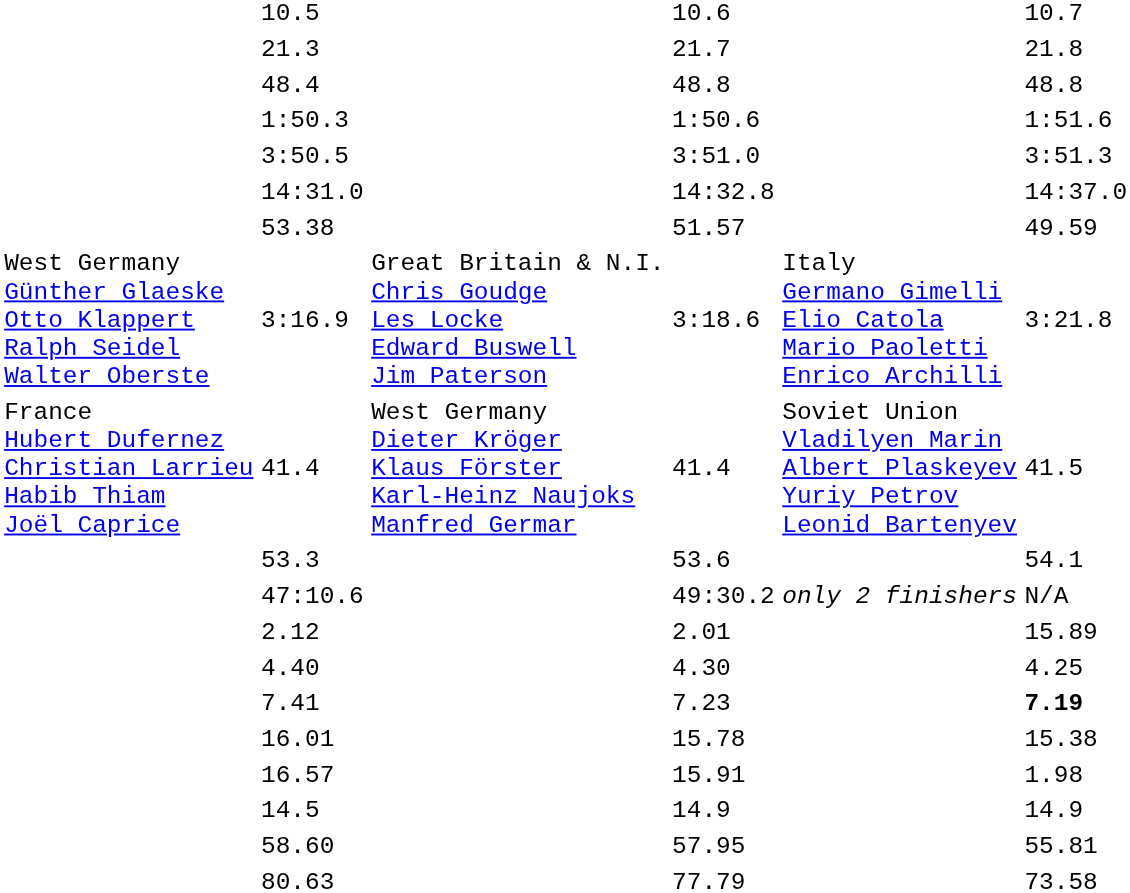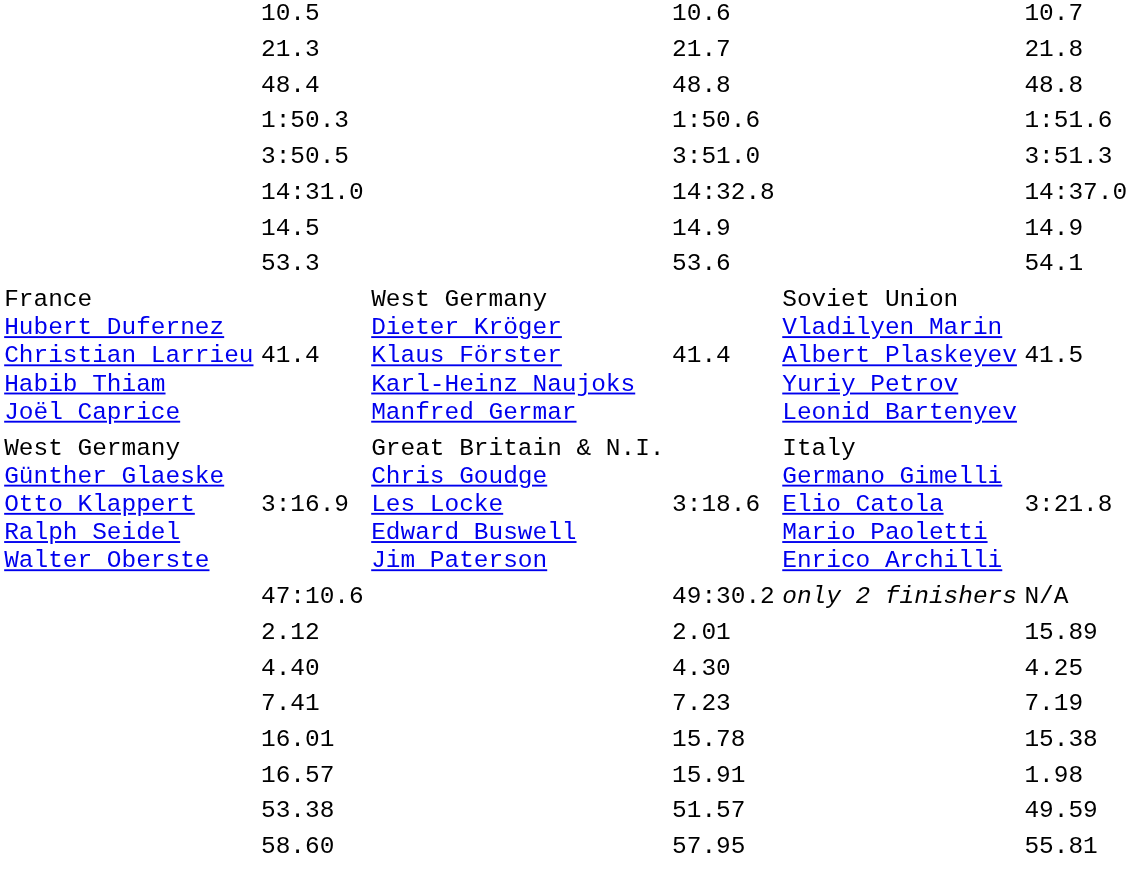rows swapped: (290, 811) <-> (298, 228)
rows swapped: (290, 561) <-> (305, 320)
(1054, 704) bold -> (1054, 704) normal
- row: (298, 882)
